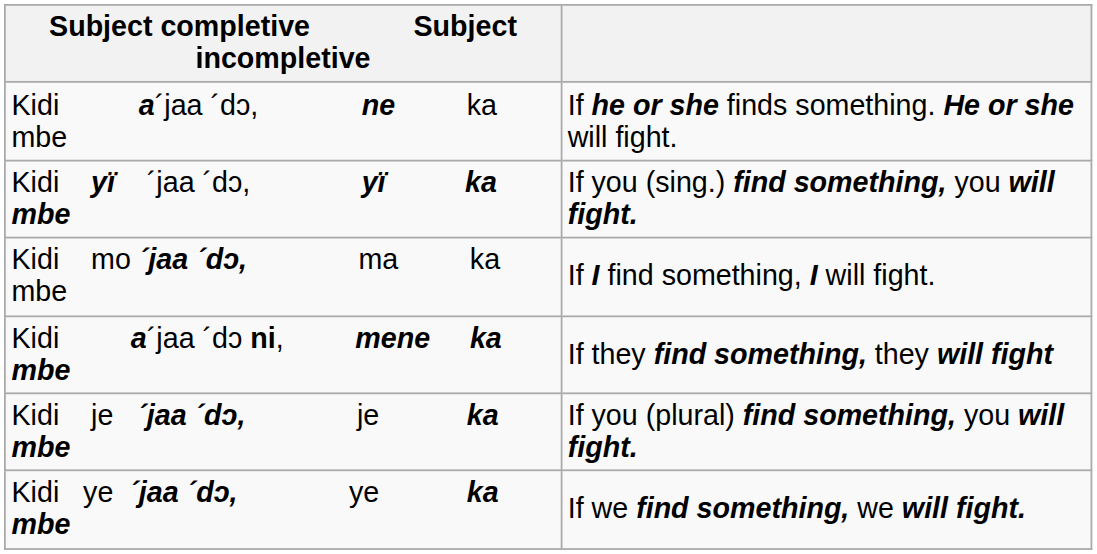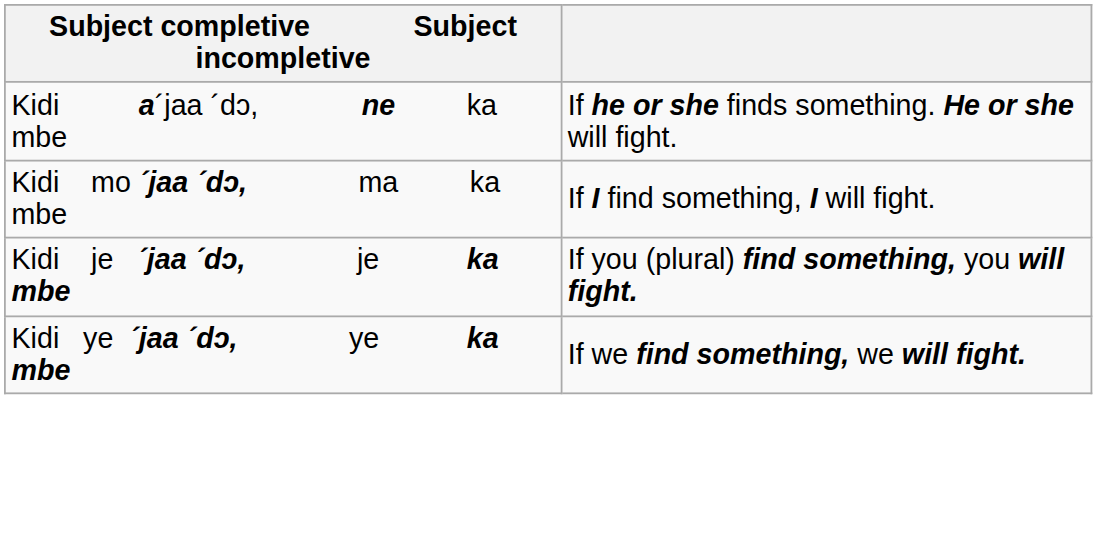- row: (254, 198)
- row: (257, 353)
